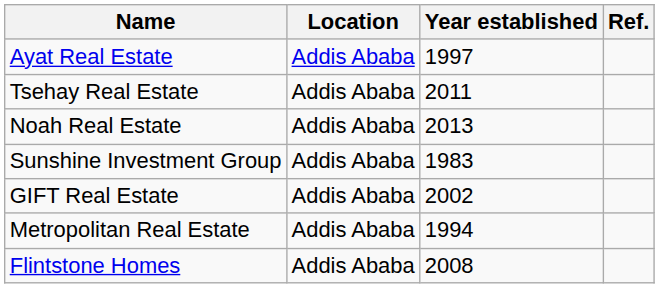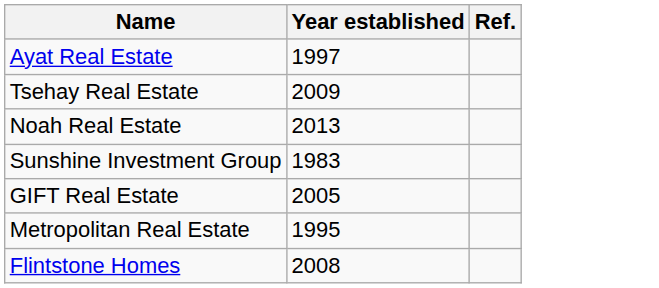- column: (353, 21)
(448, 91) 2011 -> (316, 91) 2009
(449, 195) 2002 -> (316, 195) 2005
(449, 230) 1994 -> (316, 230) 1995
